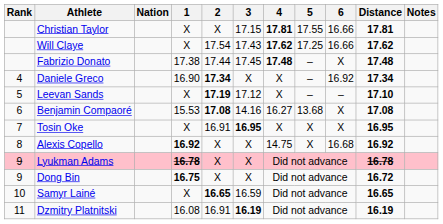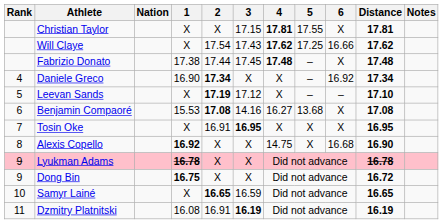(341, 29) 16.66 -> (341, 29) X
(380, 144) 16.92 -> (380, 144) 16.90
